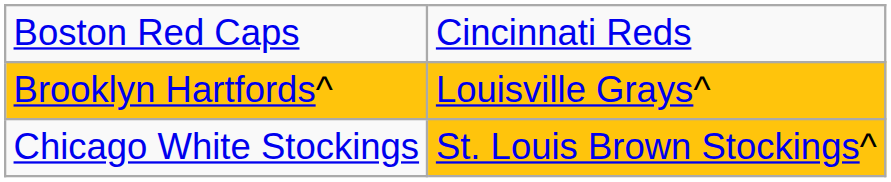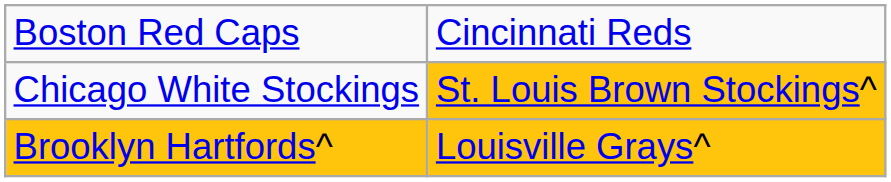rows swapped: (173, 90) <-> (216, 147)
